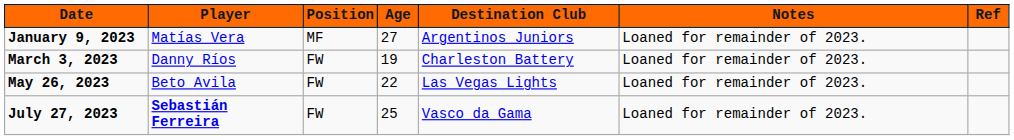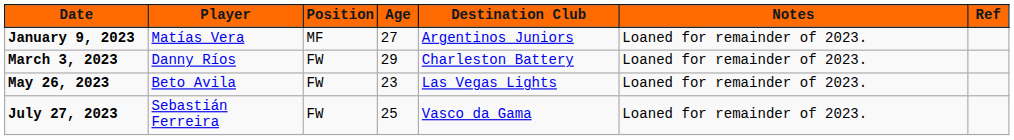(389, 62) 19 -> (389, 62) 29
(389, 84) 22 -> (389, 84) 23
(190, 115) bold -> (190, 115) normal
